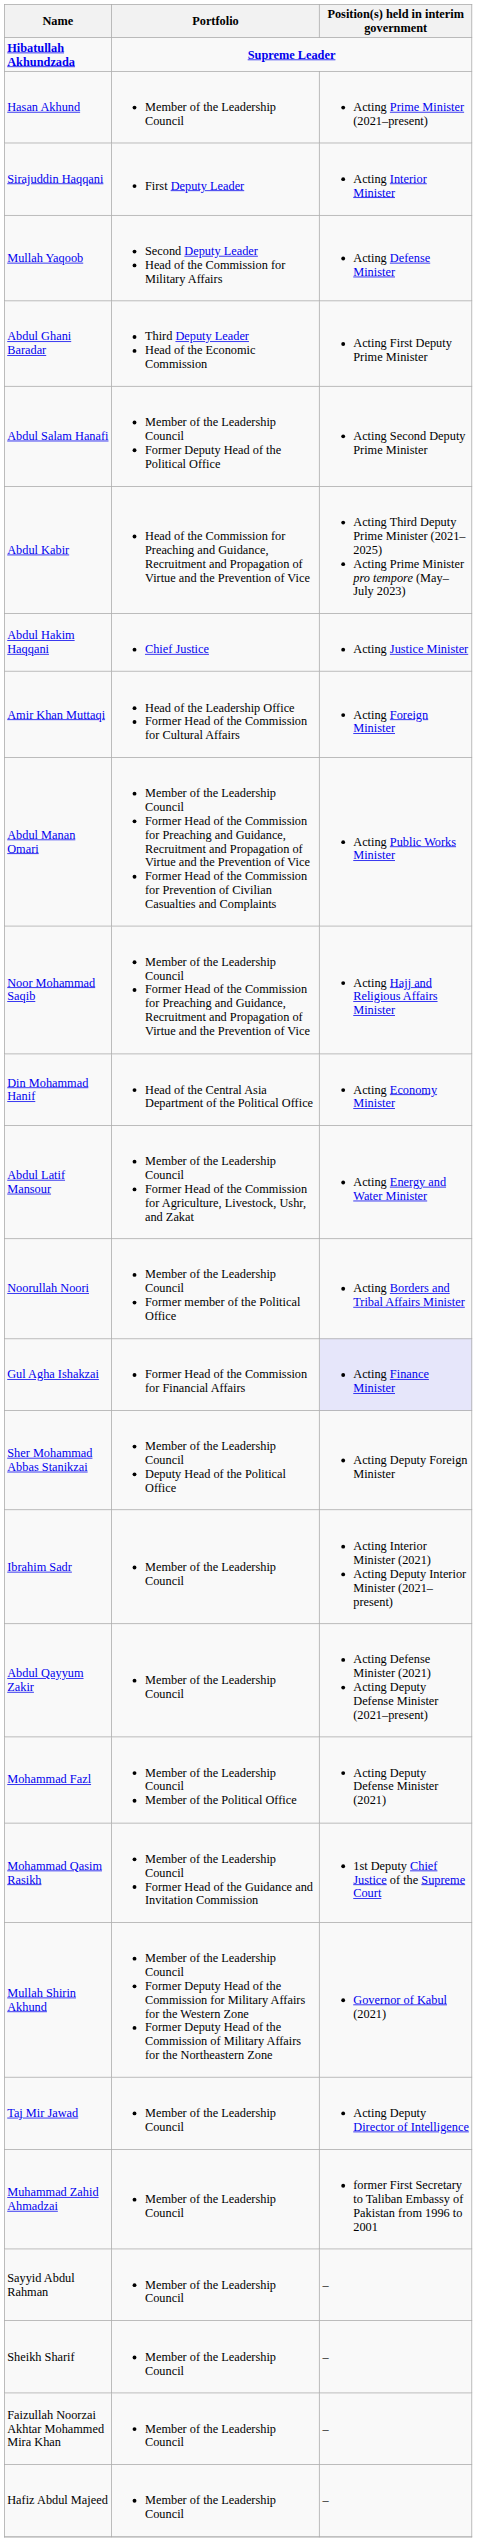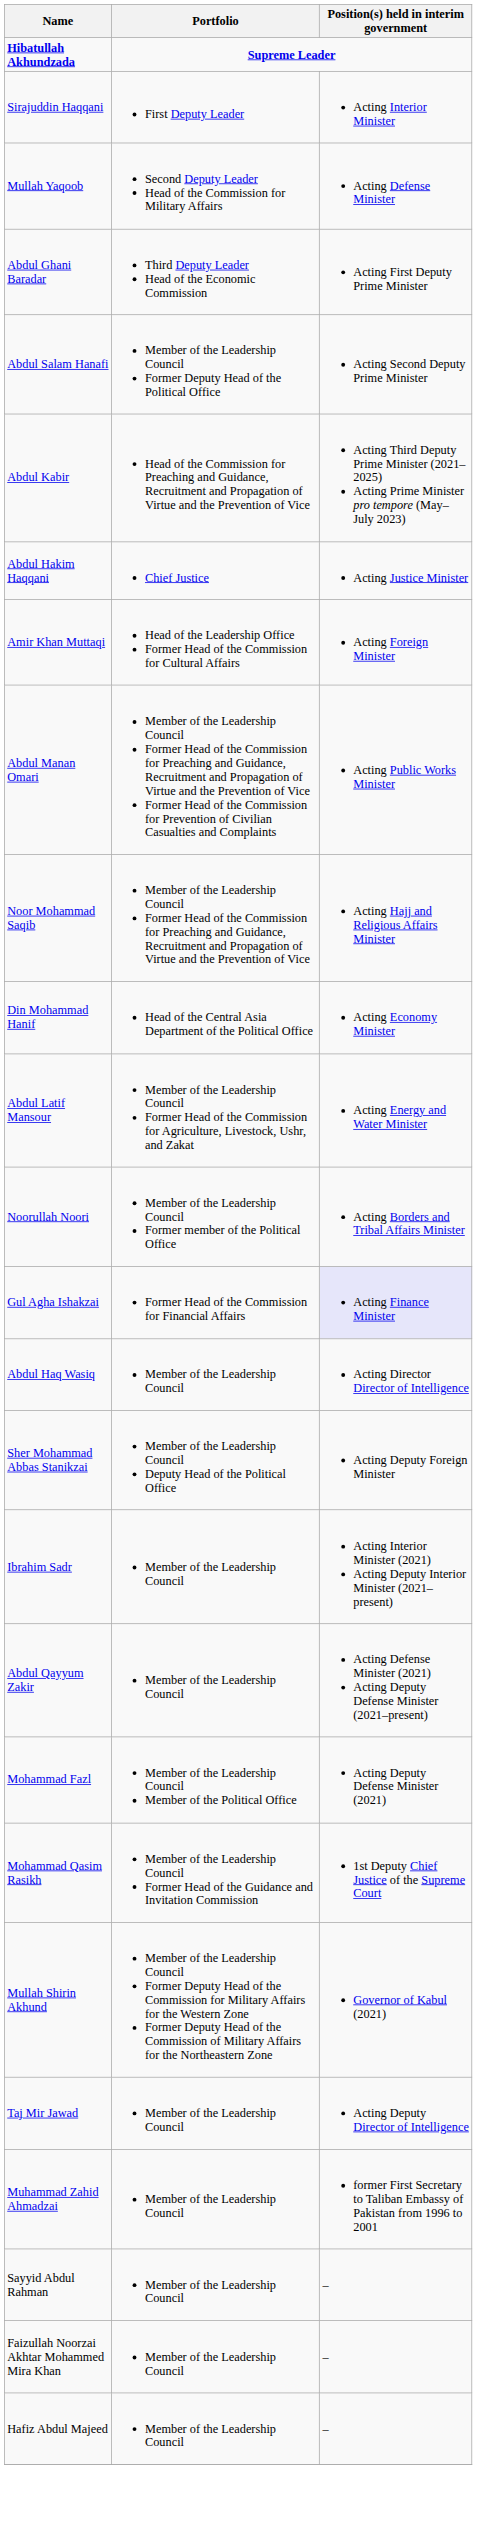- row: (44, 107)
+ row: (51, 1374)
- row: (41, 2356)
